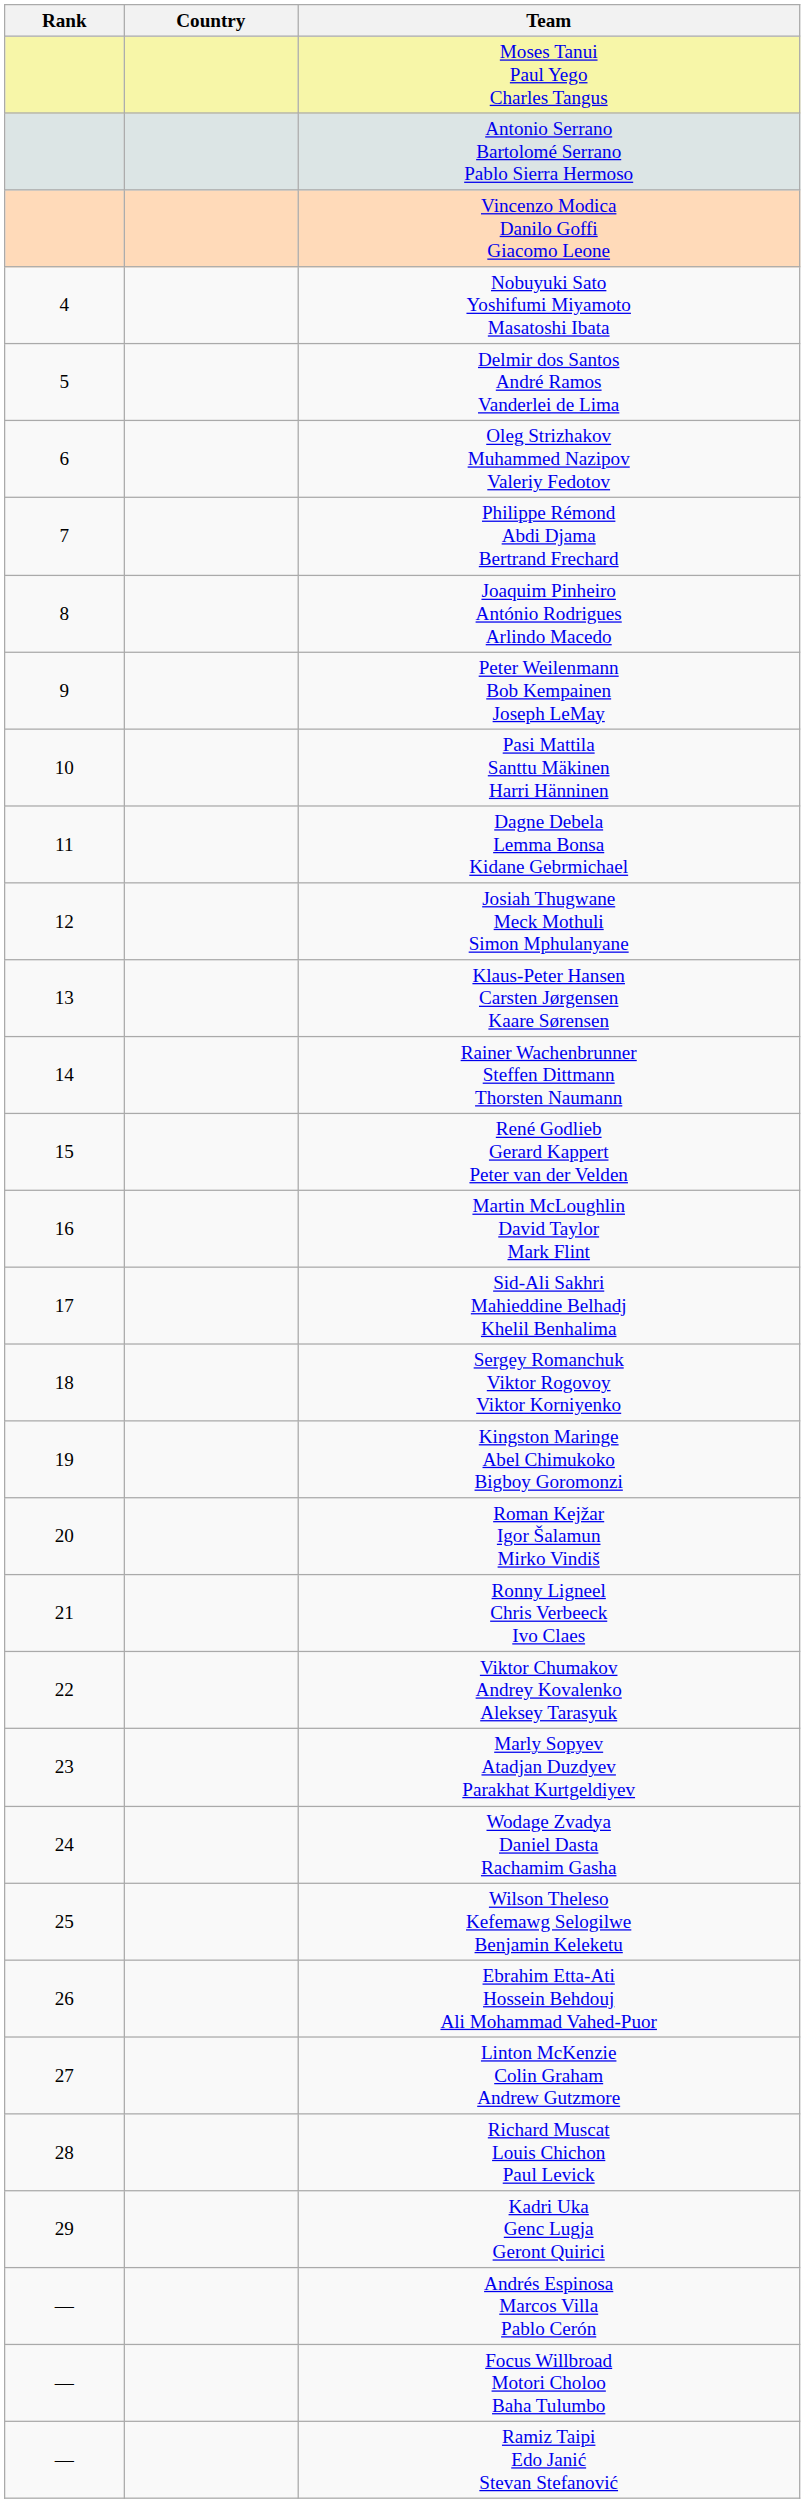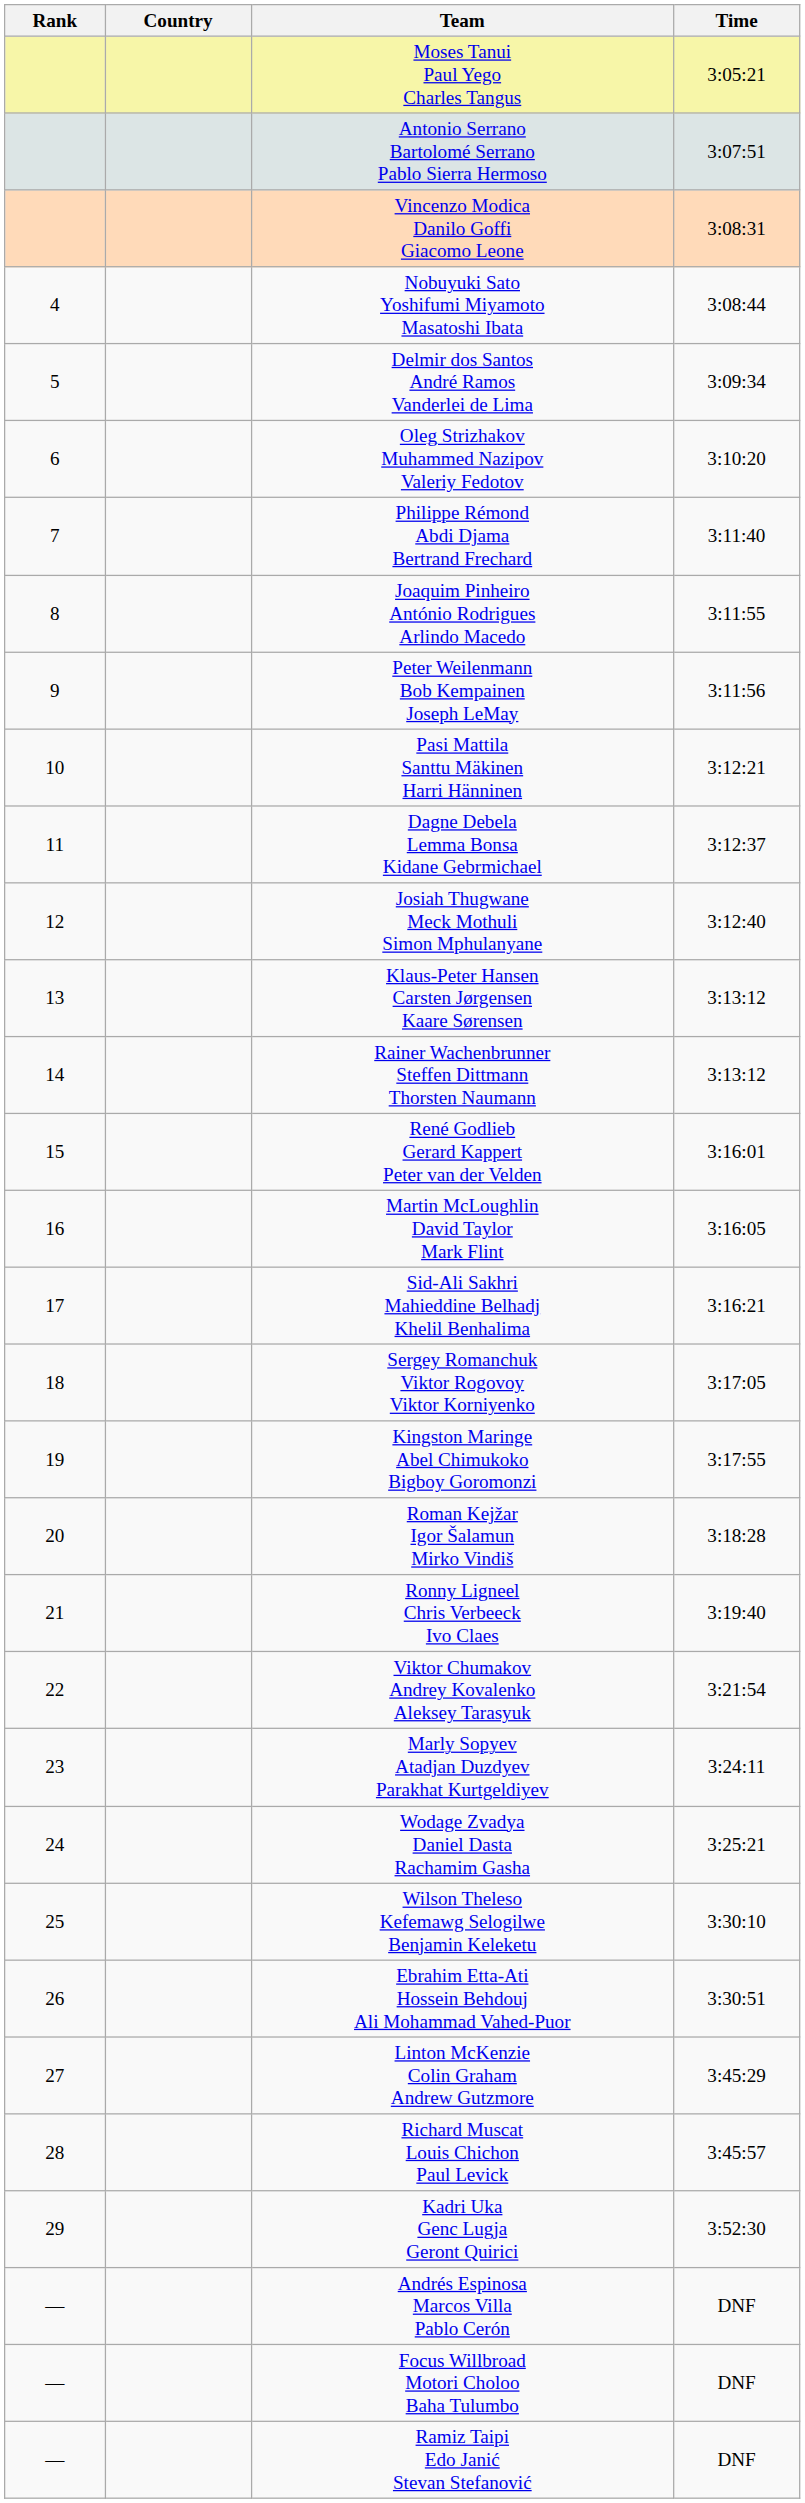+ column: (737, 20)
